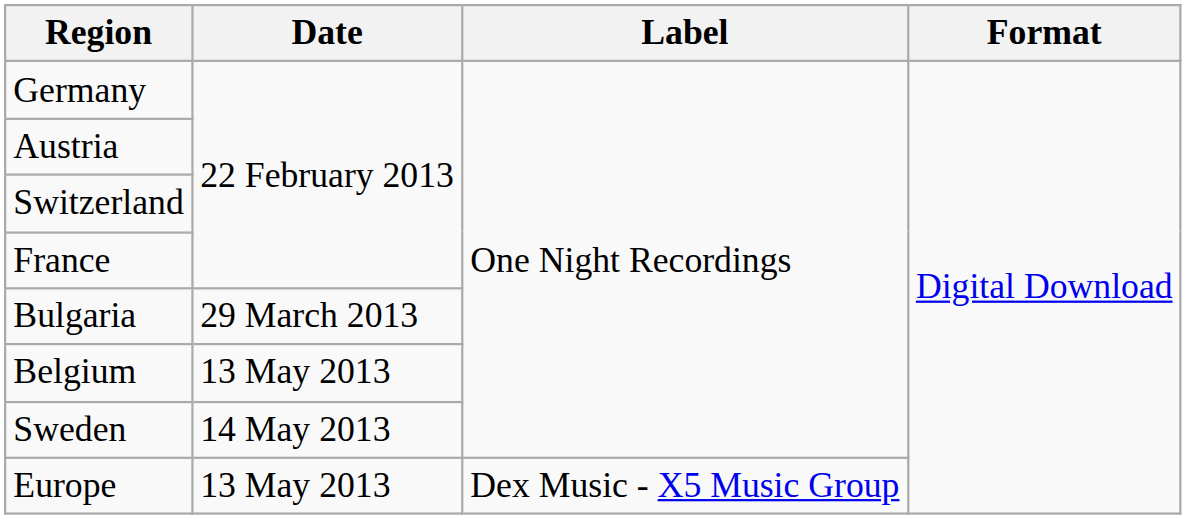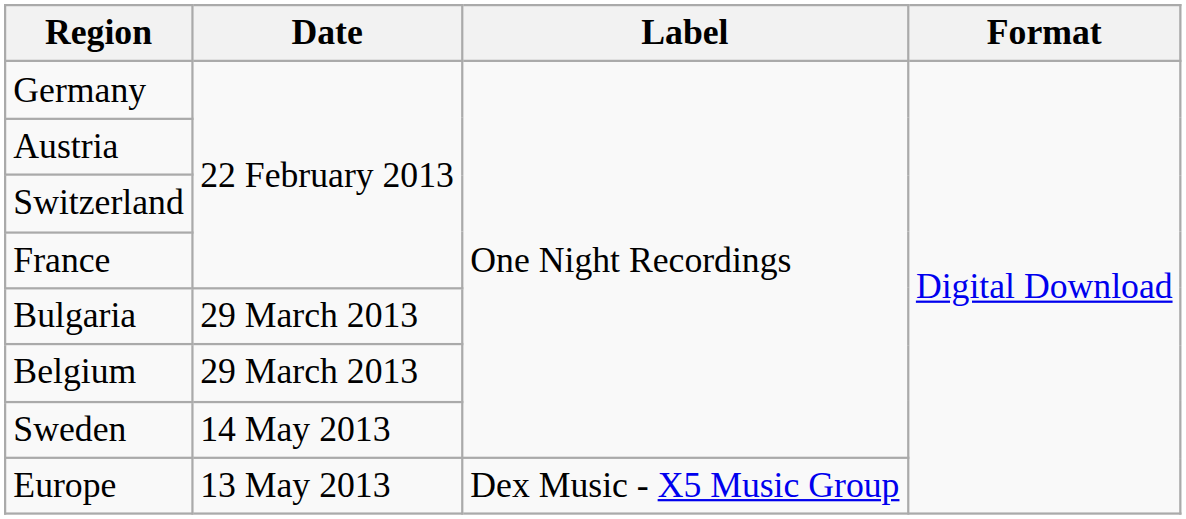(295, 372) 13 May 2013 -> (309, 372) 29 March 2013
